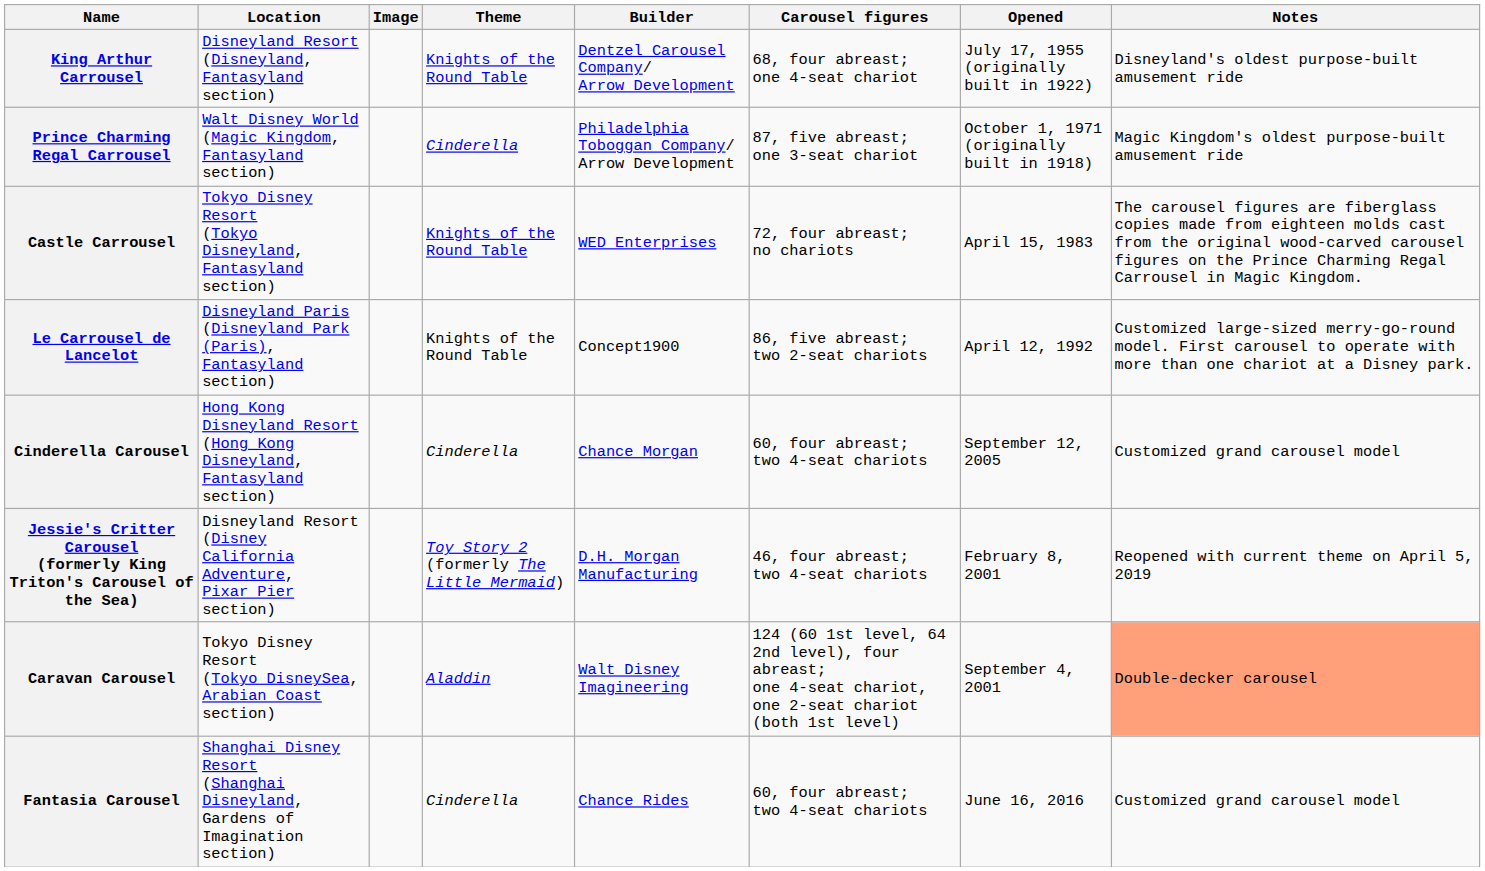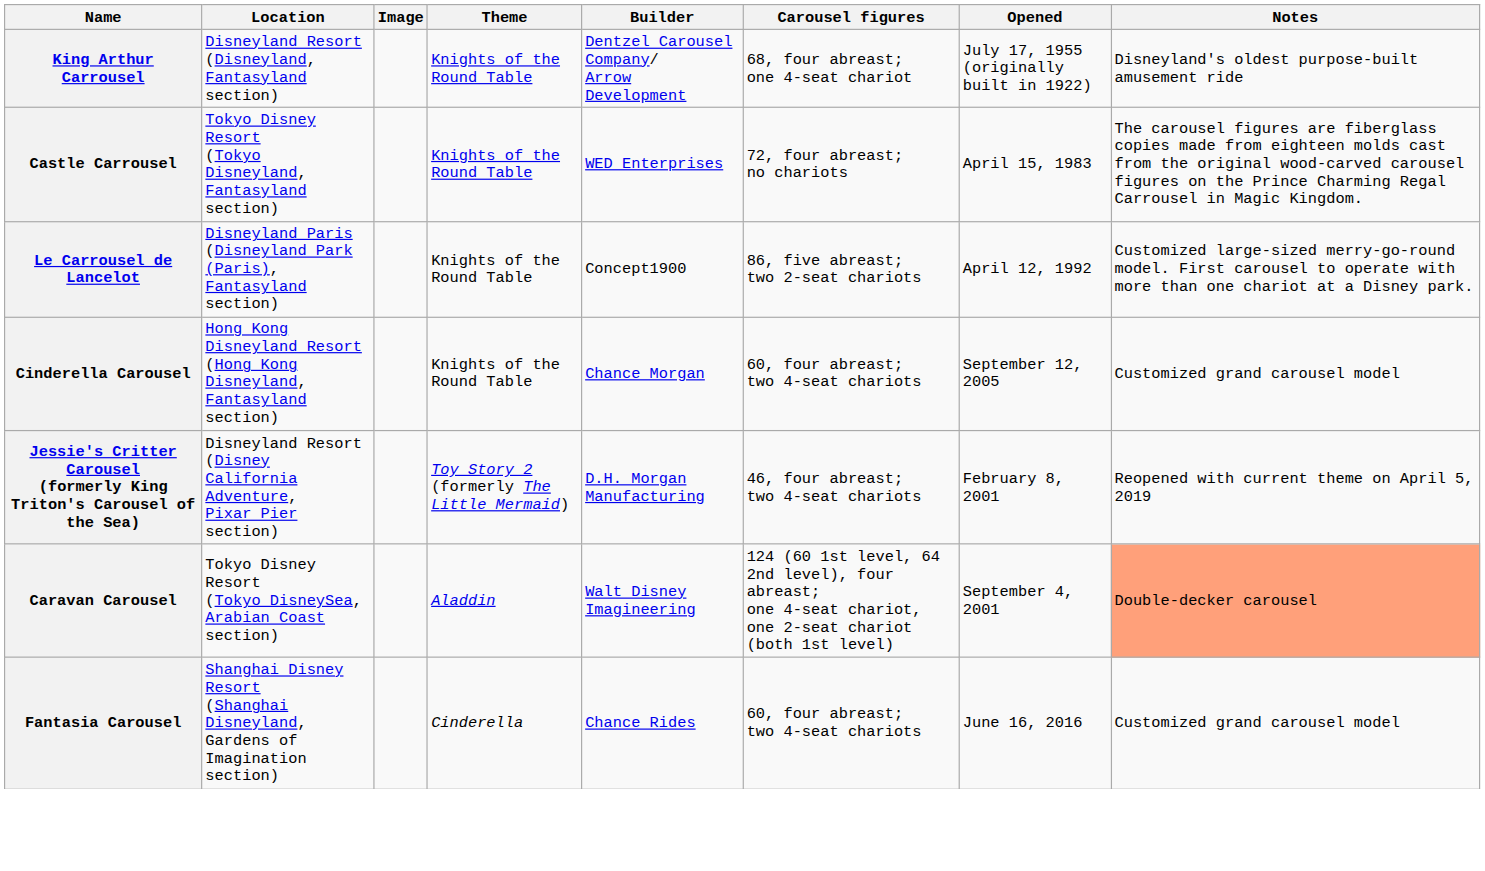- row: (102, 147)
(472, 452) Cinderella -> (496, 374) Knights of the Round Table
